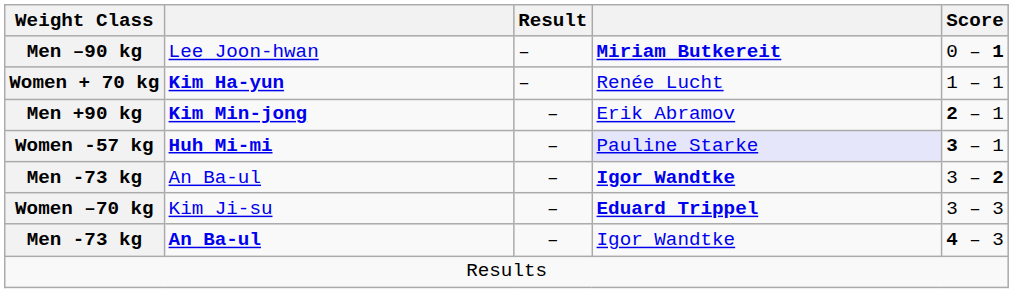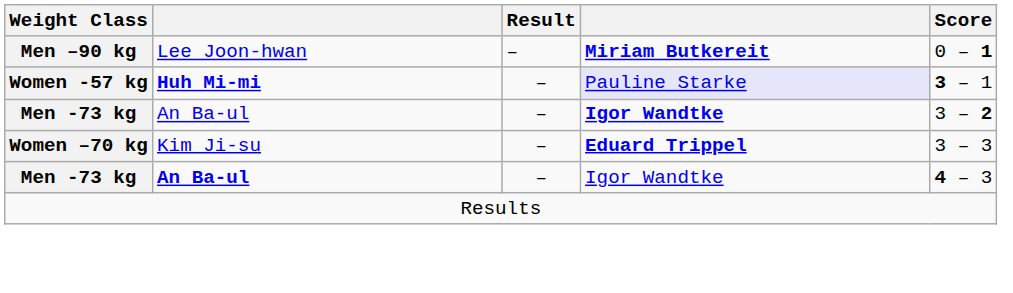- row: (84, 83)
- row: (84, 114)
